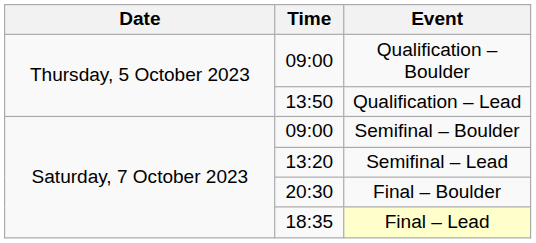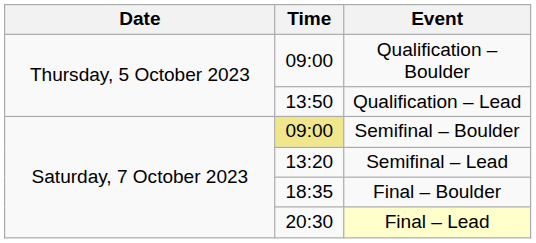(309, 131) no background -> (309, 131) khaki background
(309, 191) 20:30 -> (309, 191) 18:35
(309, 222) 18:35 -> (309, 222) 20:30
